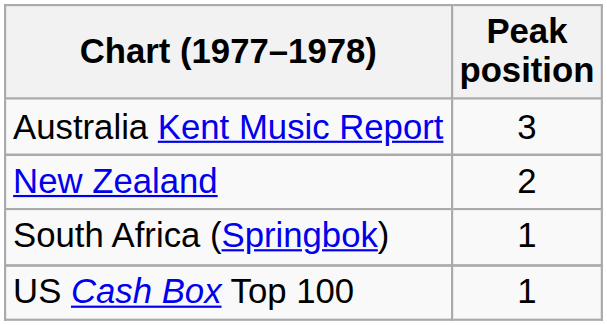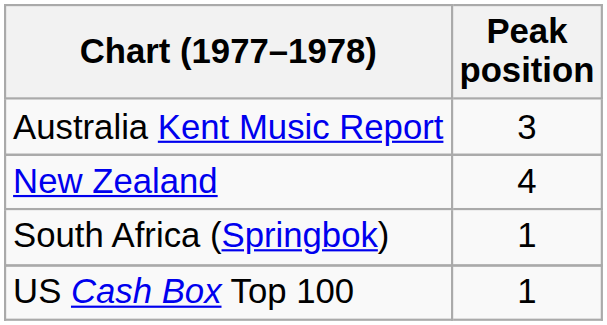(527, 181) 2 -> (527, 181) 4
